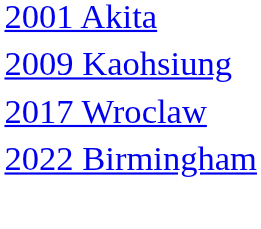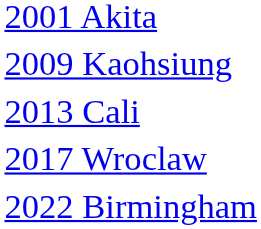+ row: (72, 111)
